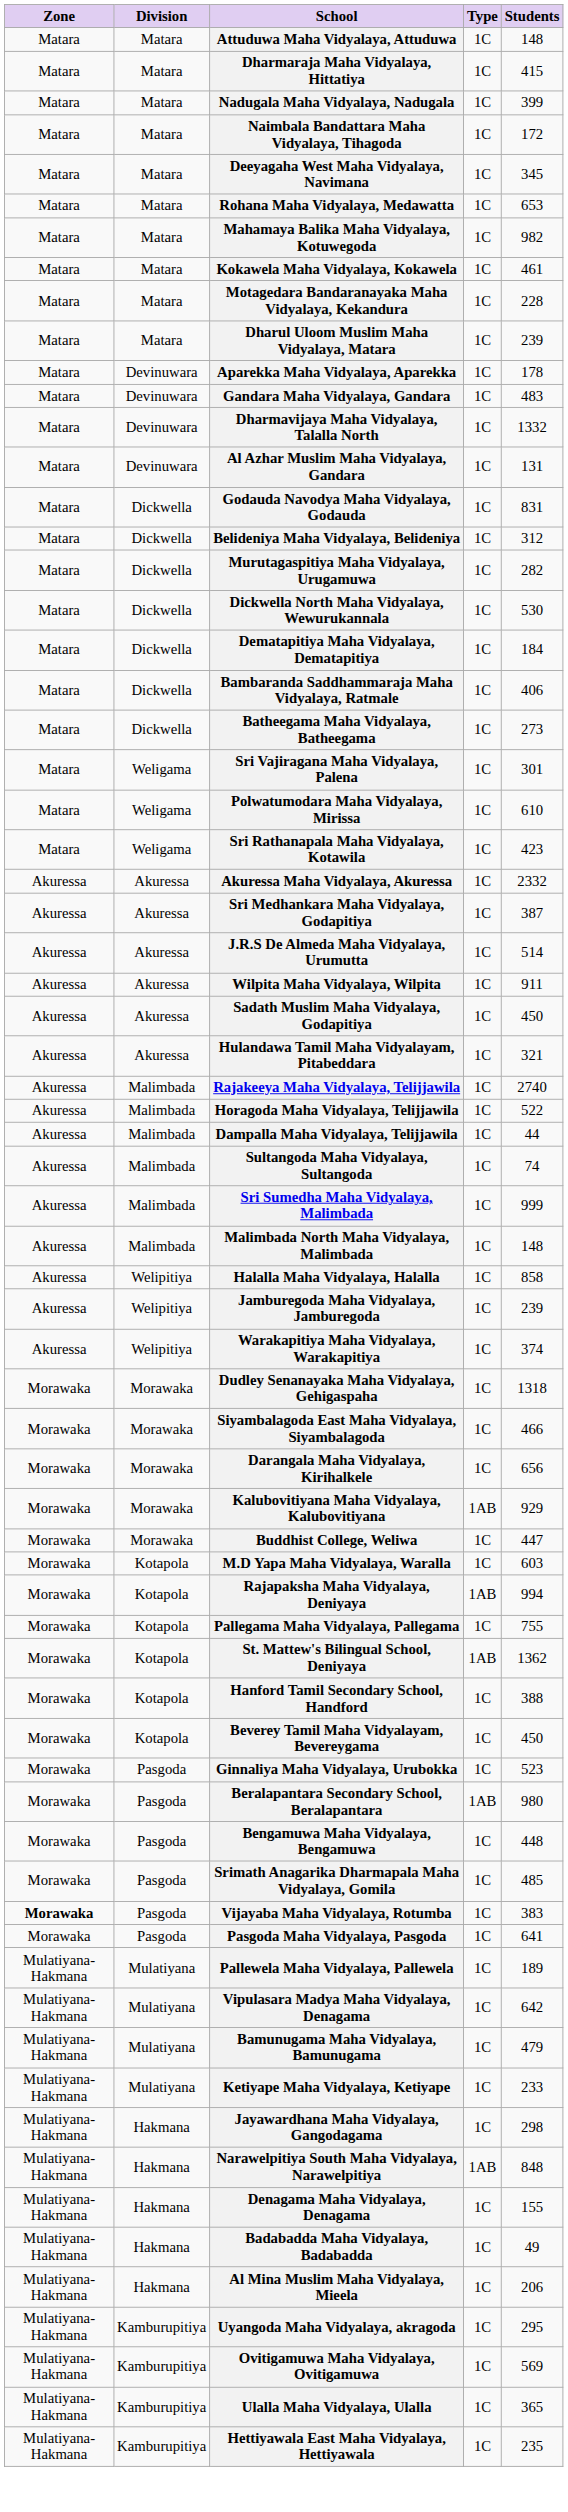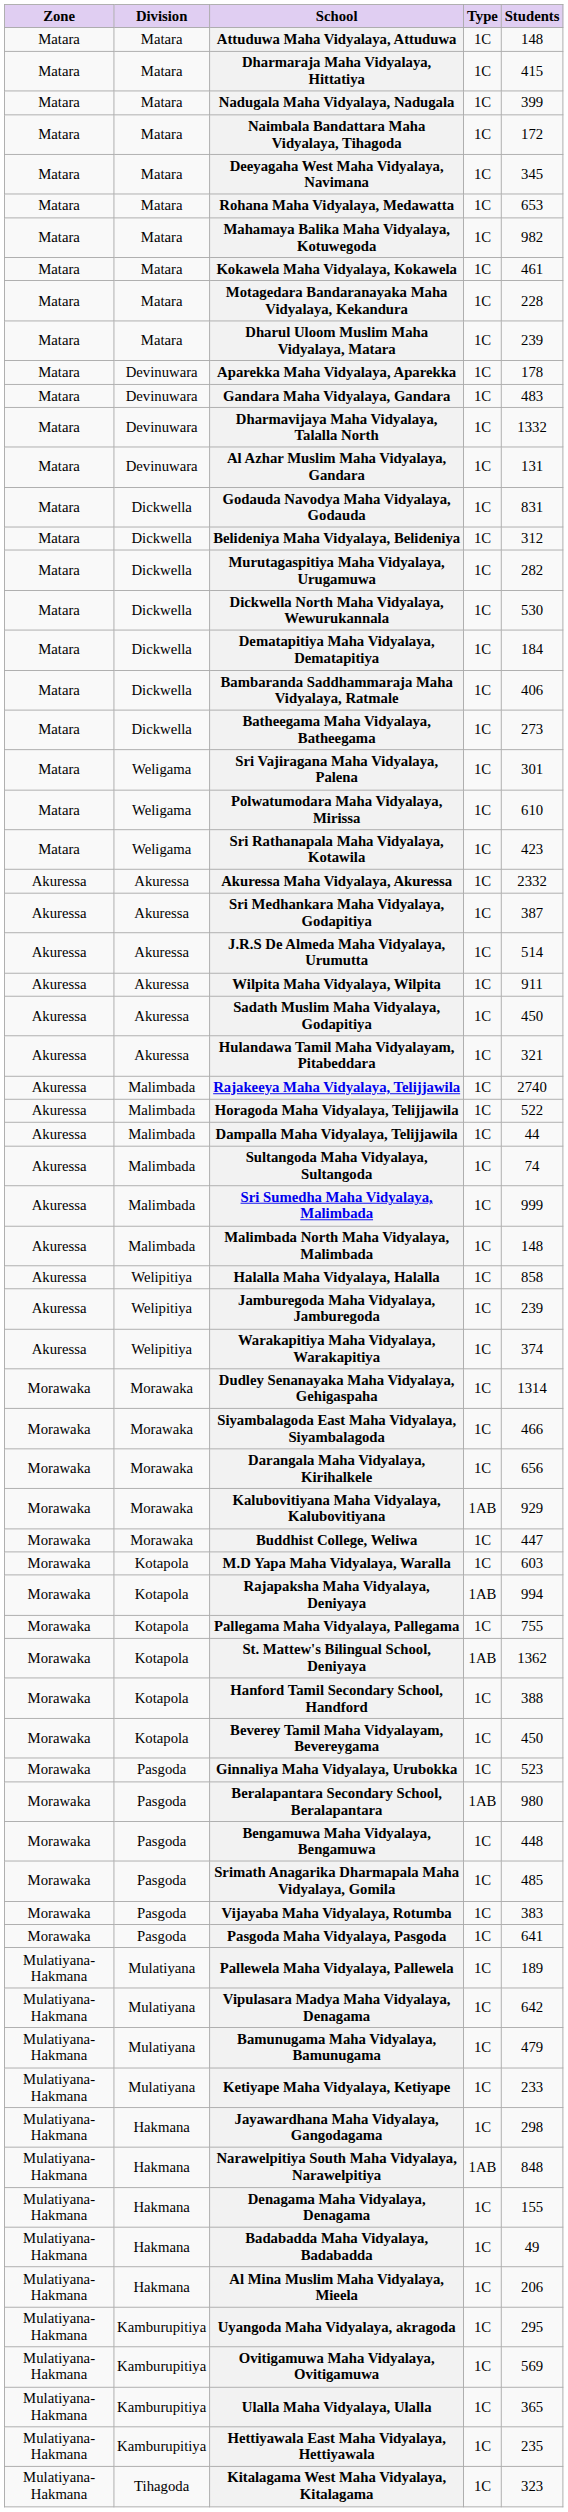(532, 1388) 1318 -> (532, 1388) 1314
(59, 1912) bold -> (59, 1912) normal
+ row: (337, 2486)
